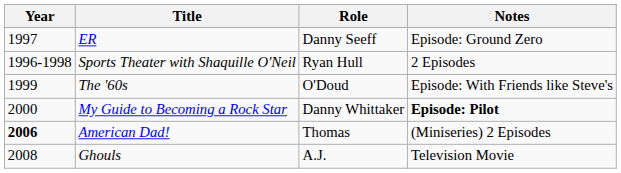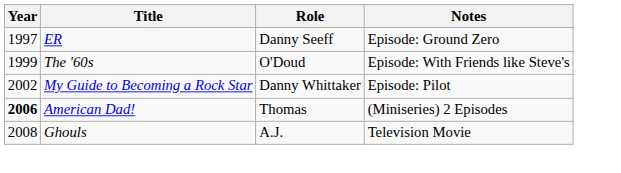- row: (187, 62)
(23, 109) 2000 -> (23, 86) 2002
(455, 109) bold -> (409, 86) normal
